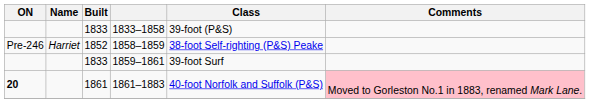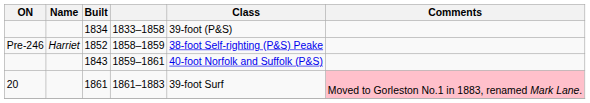(96, 29) 1833 -> (96, 29) 1834
(96, 62) 1833 -> (96, 62) 1843
(196, 62) 39-foot Surf -> (246, 62) 40-foot Norfolk and Suffolk (P&S)
(13, 84) bold -> (13, 84) normal
(246, 84) 40-foot Norfolk and Suffolk (P&S) -> (196, 84) 39-foot Surf
